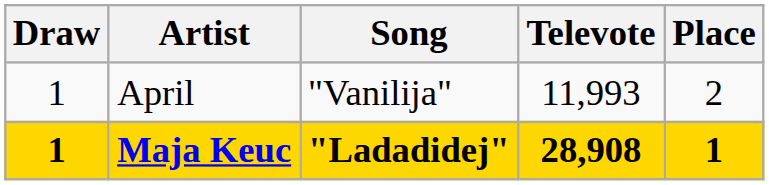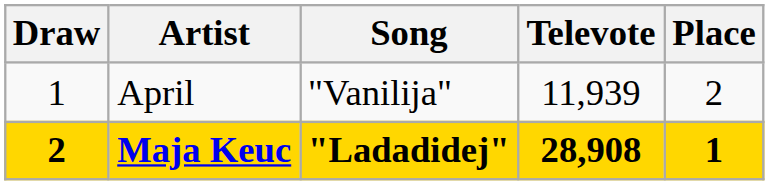(591, 91) 11,993 -> (591, 91) 11,939
(57, 149) 1 -> (57, 149) 2
